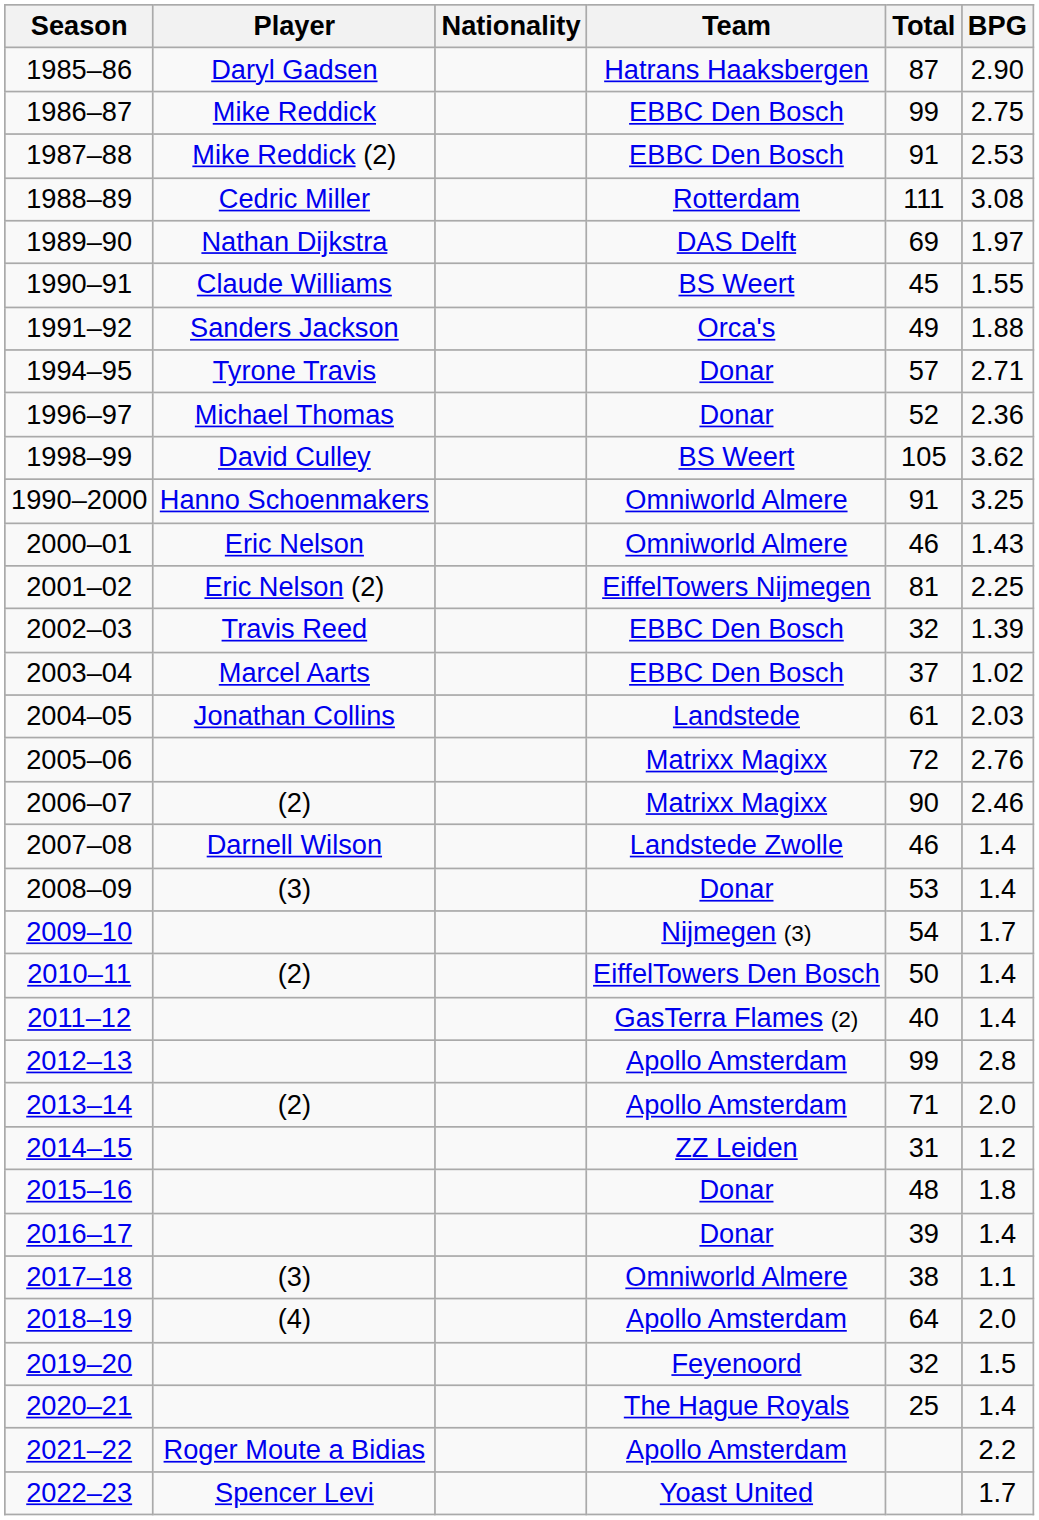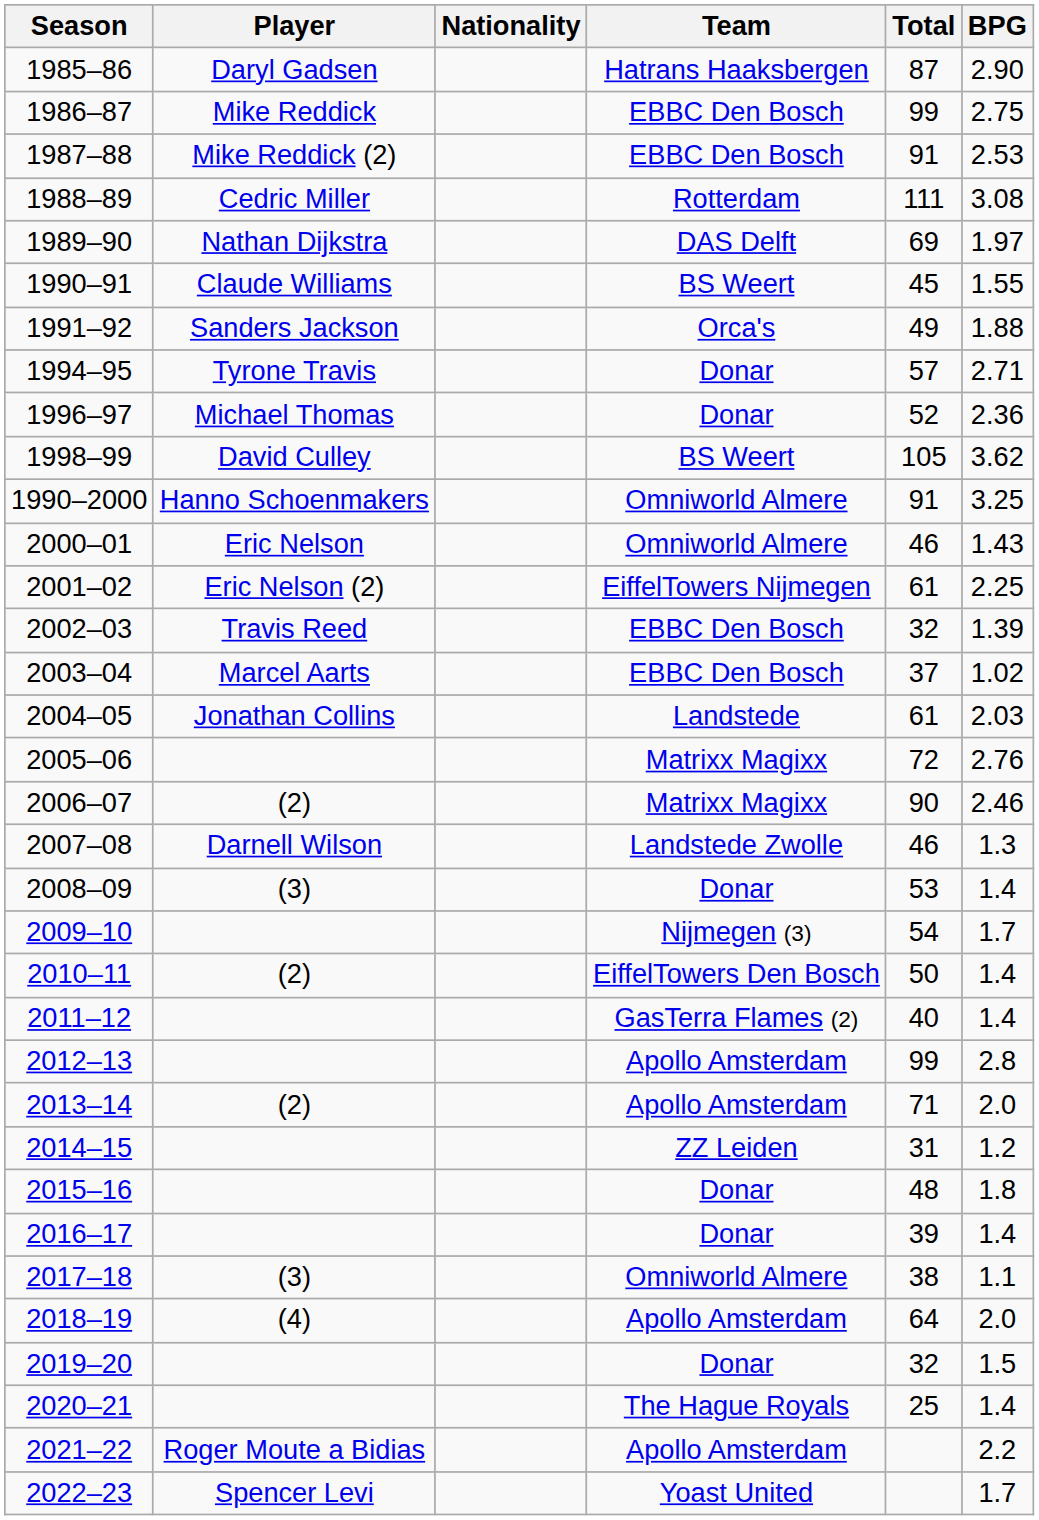(924, 586) 81 -> (924, 586) 61
(997, 845) 1.4 -> (997, 845) 1.3
(736, 1363) Feyenoord -> (736, 1363) Donar
